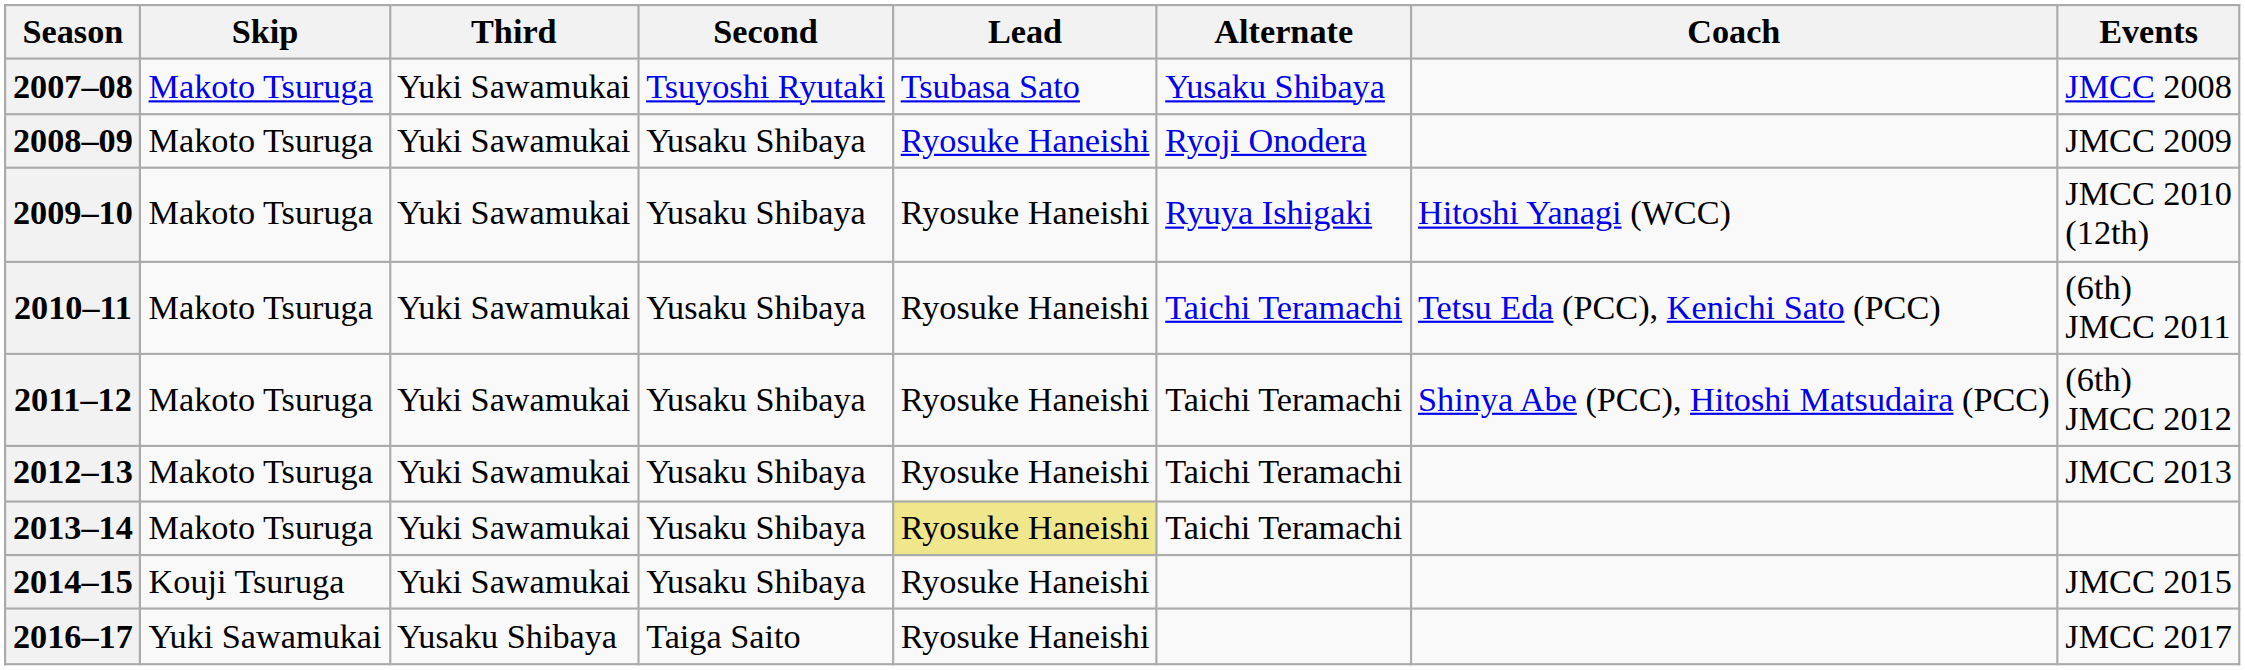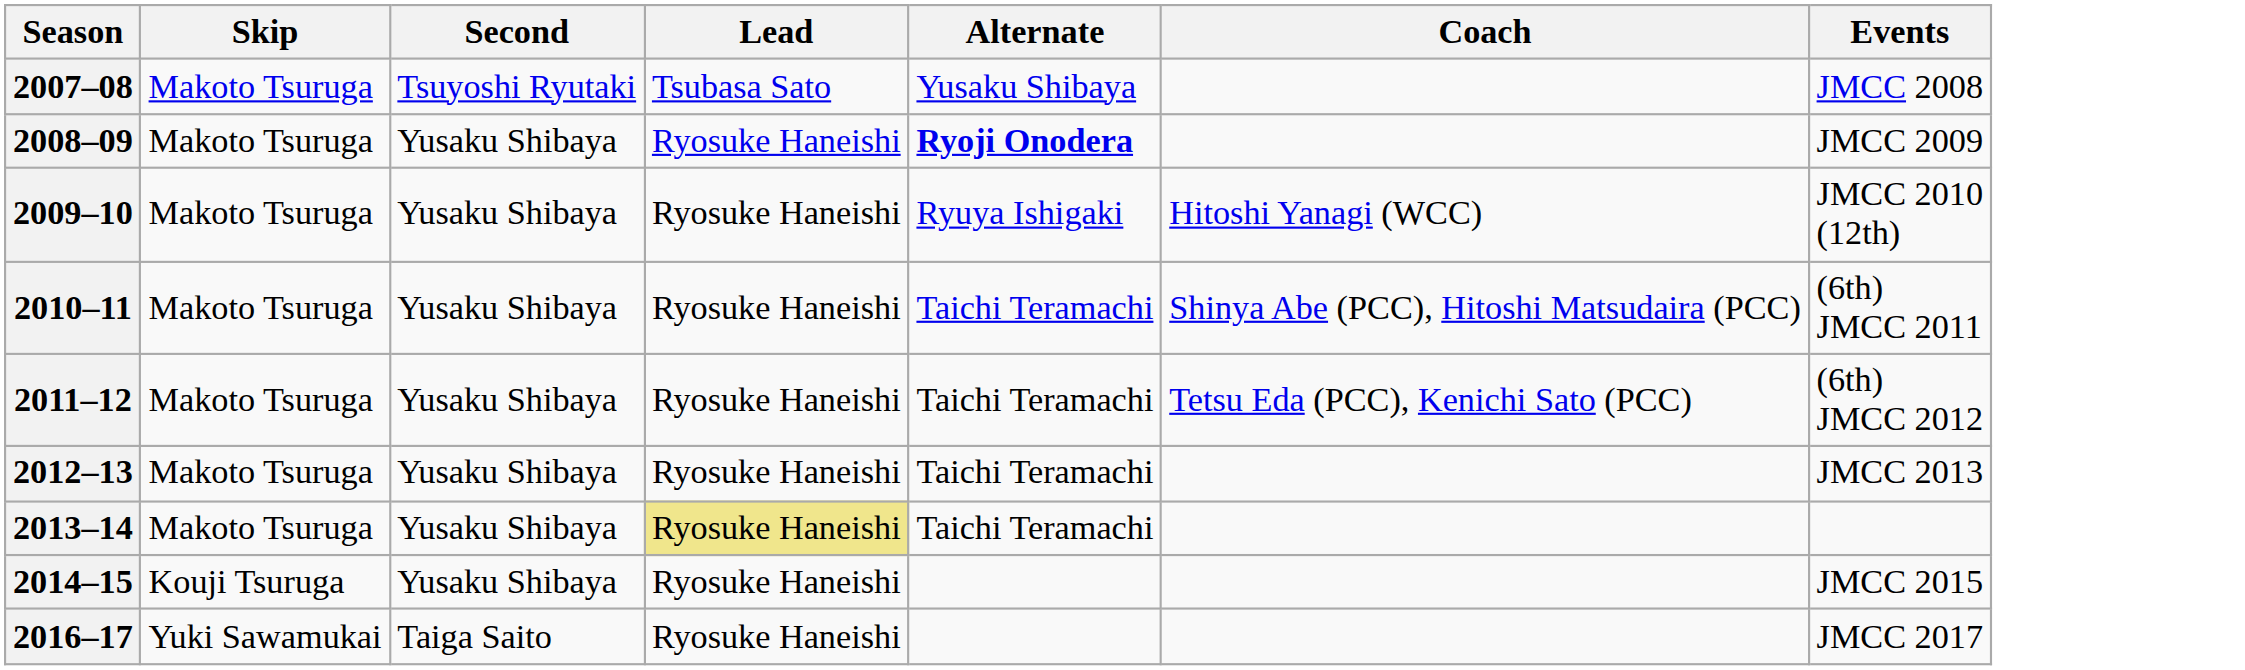- column: (514, 31)
(1266, 140) normal -> (1025, 140) bold
(1679, 306) Tetsu Eda (PCC), Kenichi Sato (PCC) -> (1485, 306) Shinya Abe (PCC), Hitoshi Matsudaira (PCC)
(1734, 399) Shinya Abe (PCC), Hitoshi Matsudaira (PCC) -> (1431, 399) Tetsu Eda (PCC), Kenichi Sato (PCC)
